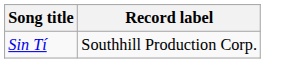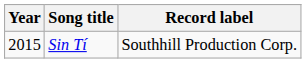+ column: (25, 18)
